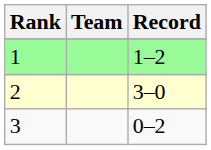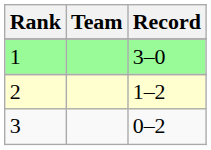(149, 56) 1–2 -> (149, 56) 3–0
(149, 91) 3–0 -> (149, 91) 1–2
